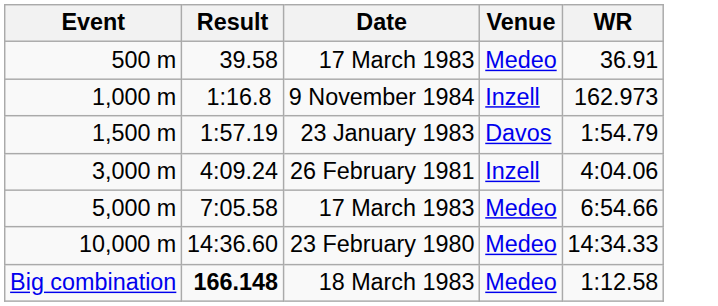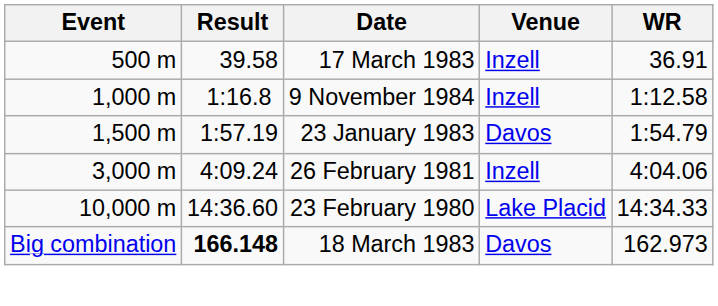(521, 60) Medeo -> (513, 60) Inzell
(616, 97) 162.973 -> (669, 97) 1:12.58
- row: (134, 208)
(521, 245) Medeo -> (546, 208) Lake Placid
(521, 282) Medeo -> (518, 245) Davos
(619, 282) 1:12.58 -> (665, 245) 162.973
